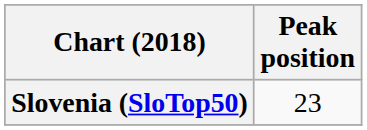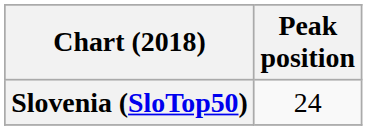(308, 102) 23 -> (308, 102) 24
